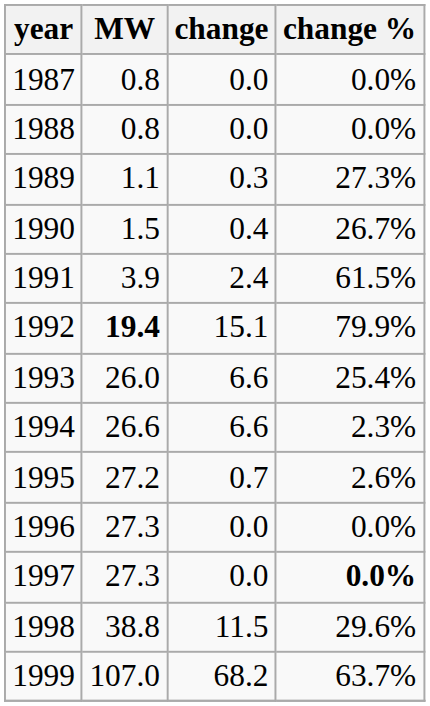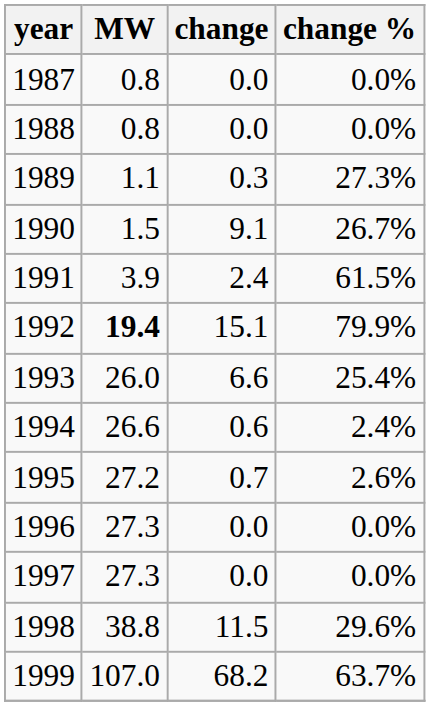(249, 228) 0.4 -> (249, 228) 9.1
(249, 427) 6.6 -> (249, 427) 0.6
(384, 427) 2.3% -> (384, 427) 2.4%
(381, 576) bold -> (384, 576) normal
